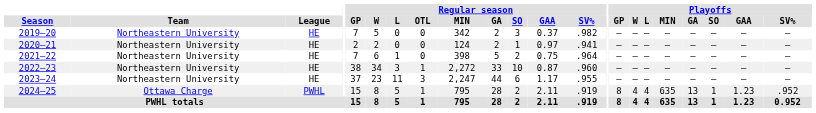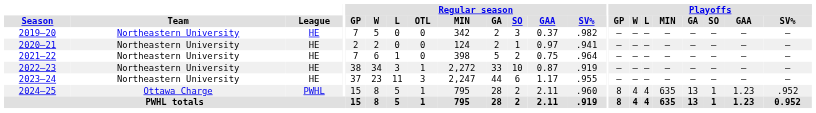(587, 68) .960 -> (587, 68) .919
(587, 91) .919 -> (587, 91) .960
